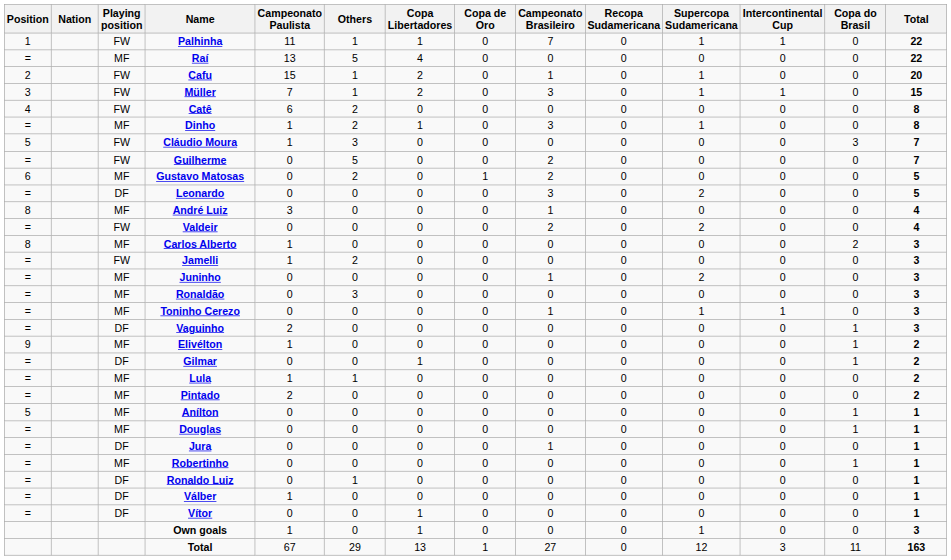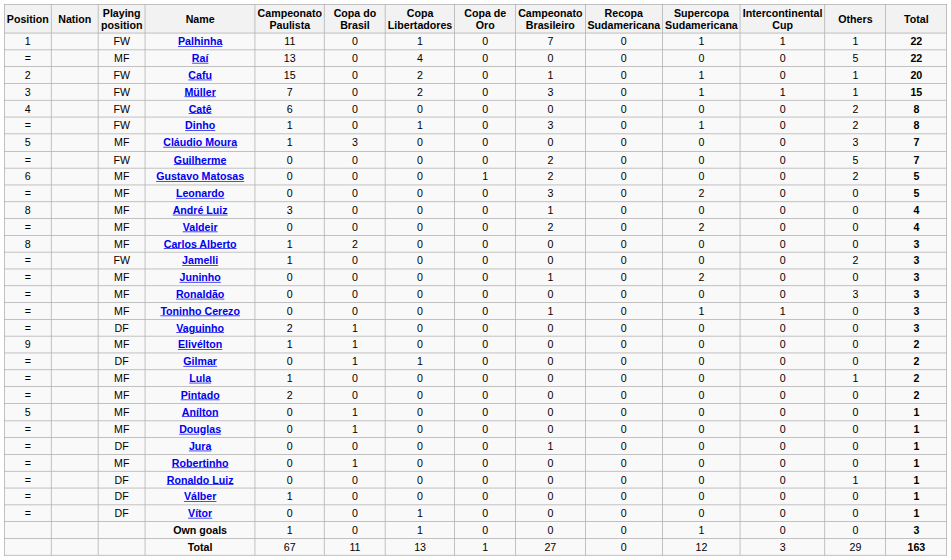columns swapped: (855, 19) <-> (355, 19)
(122, 126) MF -> (122, 126) FW
(122, 143) FW -> (122, 143) MF
(122, 193) DF -> (122, 193) MF
(122, 227) FW -> (122, 227) MF
